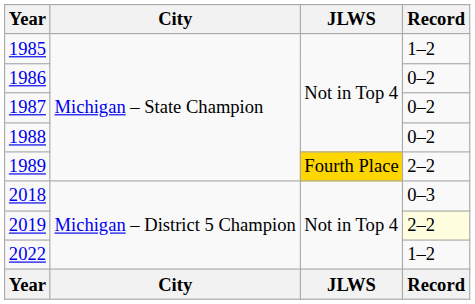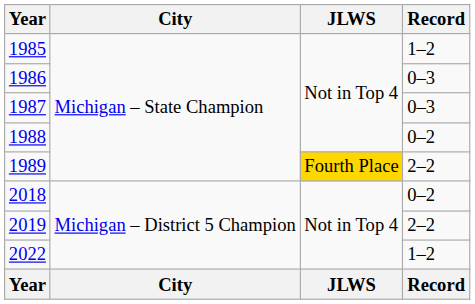(421, 78) 0–2 -> (421, 78) 0–3
(421, 107) 0–2 -> (421, 107) 0–3
(421, 195) 0–3 -> (421, 195) 0–2
(421, 225) lightyellow background -> (421, 225) no background
